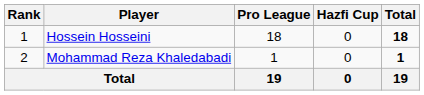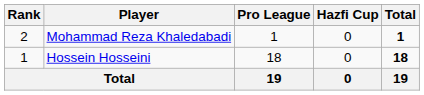rows swapped: (98, 36) <-> (139, 57)
